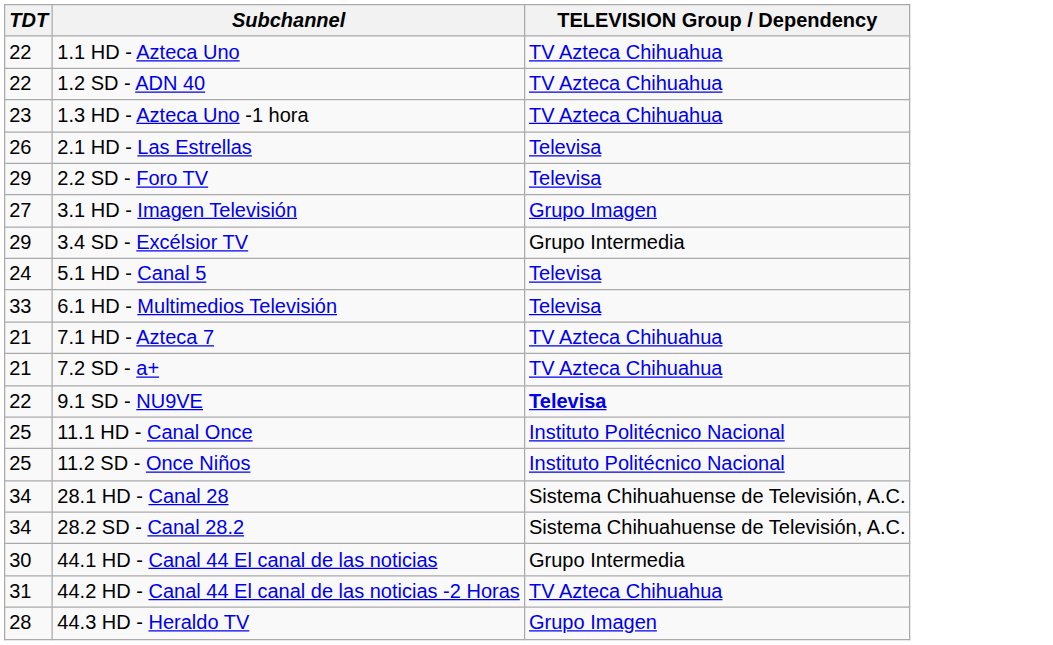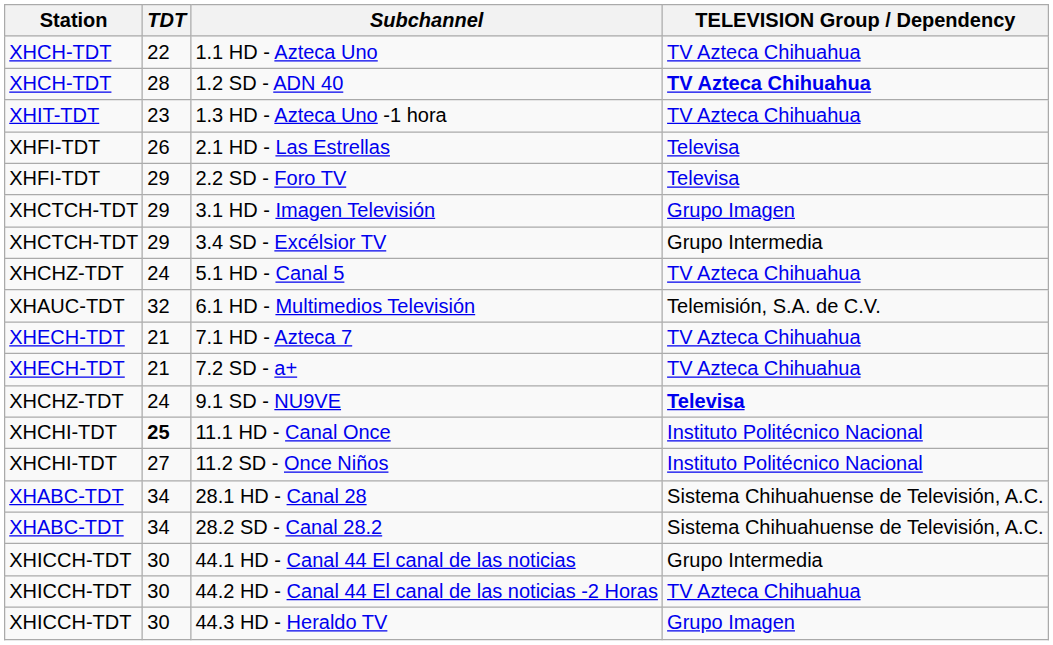+ column: (74, 20)
(20, 83) 22 -> (158, 83) 28
(626, 83) normal -> (769, 83) bold
(20, 210) 27 -> (158, 210) 29
(565, 274) Televisa -> (764, 274) TV Azteca Chihuahua
(20, 305) 33 -> (158, 305) 32
(565, 305) Televisa -> (774, 305) Telemisión, S.A. de C.V.
(20, 400) 22 -> (158, 400) 24
(20, 432) normal -> (158, 432) bold
(20, 464) 25 -> (158, 464) 27
(20, 591) 31 -> (158, 591) 30
(20, 623) 28 -> (158, 623) 30
